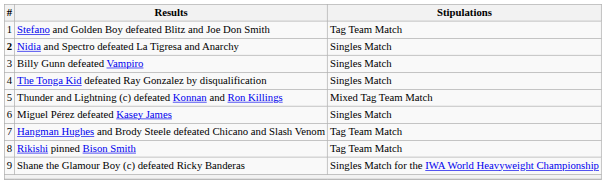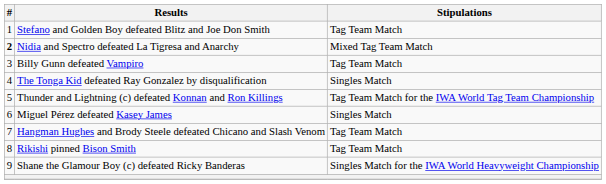(361, 47) Singles Match -> (381, 47) Mixed Tag Team Match
(361, 64) Singles Match -> (366, 64) Tag Team Match
(381, 98) Mixed Tag Team Match -> (462, 98) Tag Team Match for the IWA World Tag Team Championship
